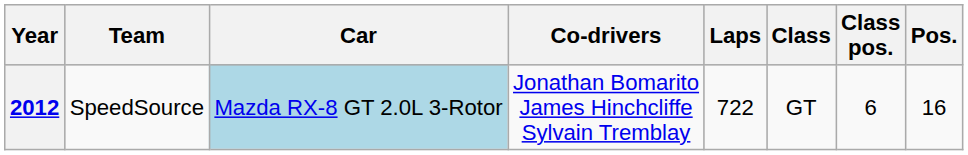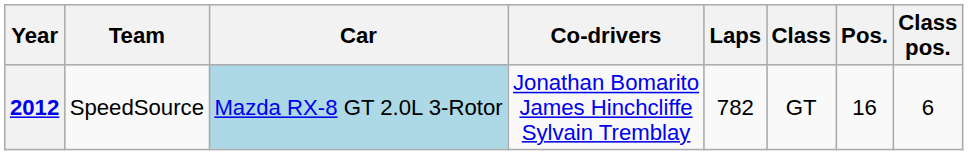columns swapped: (934, 35) <-> (871, 35)
(735, 107) 722 -> (735, 107) 782
